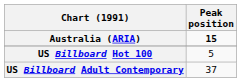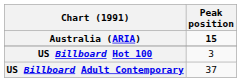(211, 54) 5 -> (211, 54) 3
